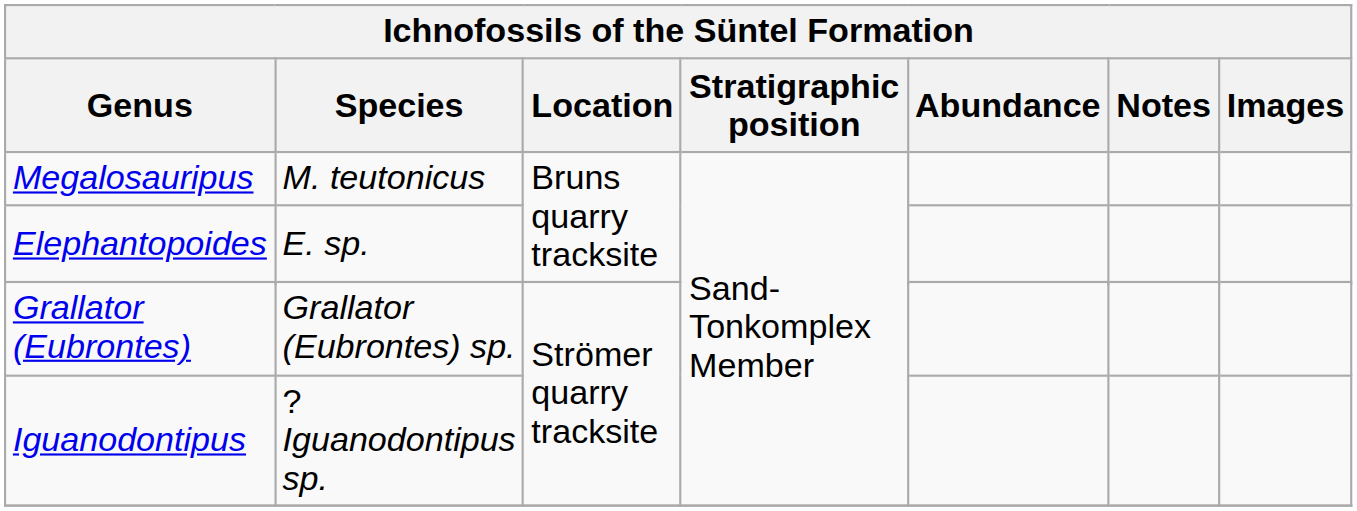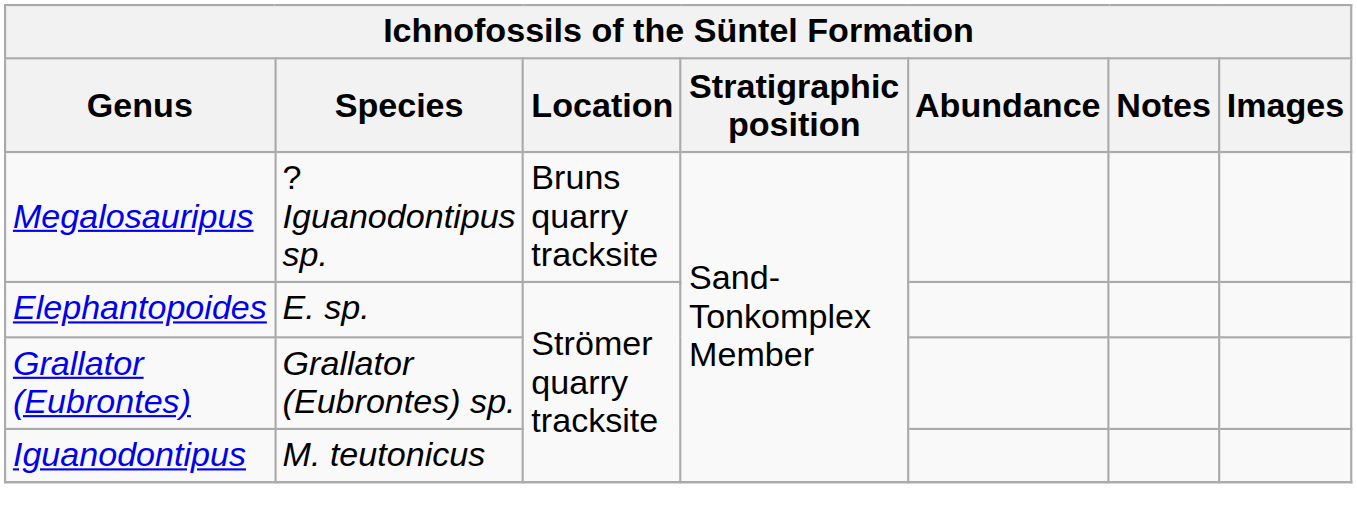(384, 177) M. teutonicus -> (399, 216) ?Iguanodontipus sp.
(399, 439) ?Iguanodontipus sp. -> (384, 455) M. teutonicus
